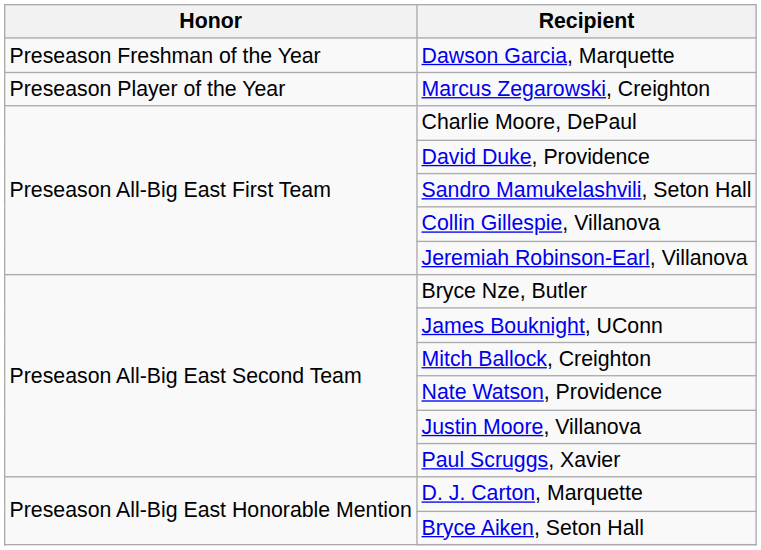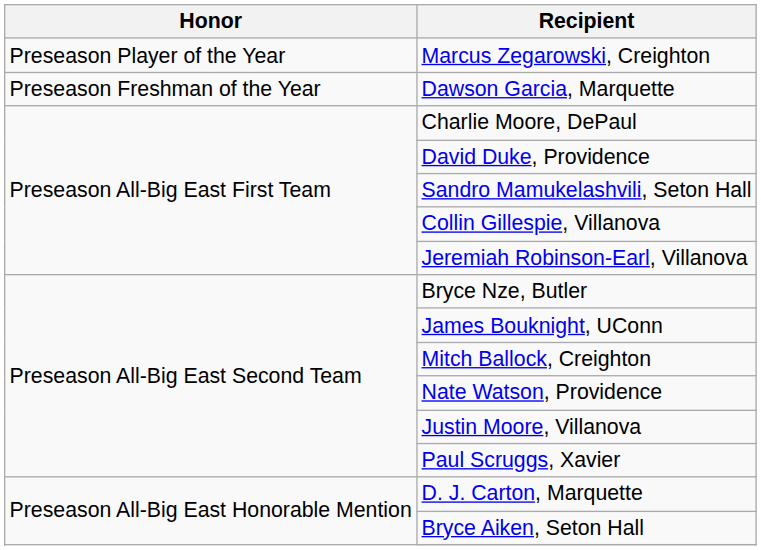rows swapped: (566, 88) <-> (548, 55)
